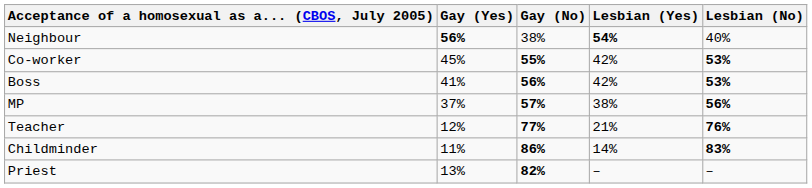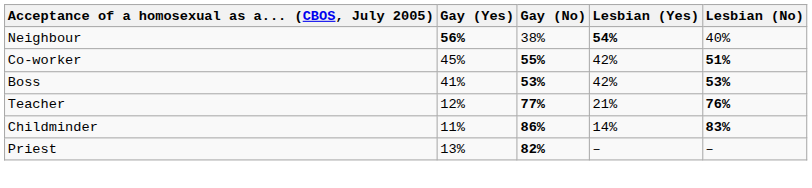(718, 60) 53% -> (718, 60) 51%
(533, 82) 56% -> (533, 82) 53%
- row: (16, 105)
